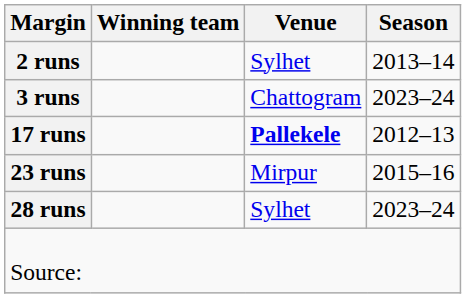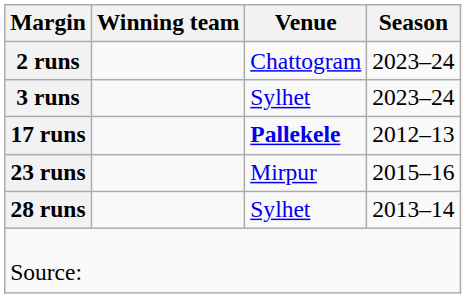(280, 60) Sylhet -> (306, 60) Chattogram
(413, 60) 2013–14 -> (413, 60) 2023–24
(306, 97) Chattogram -> (280, 97) Sylhet
(413, 209) 2023–24 -> (413, 209) 2013–14
